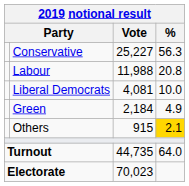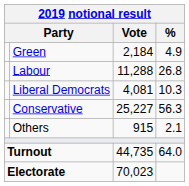rows swapped: (48, 52) <-> (29, 109)
(135, 71) 11,988 -> (135, 71) 11,288
(170, 71) 20.8 -> (170, 71) 26.8
(170, 90) 10.0 -> (170, 90) 10.3
(174, 128) gold background -> (174, 128) no background
